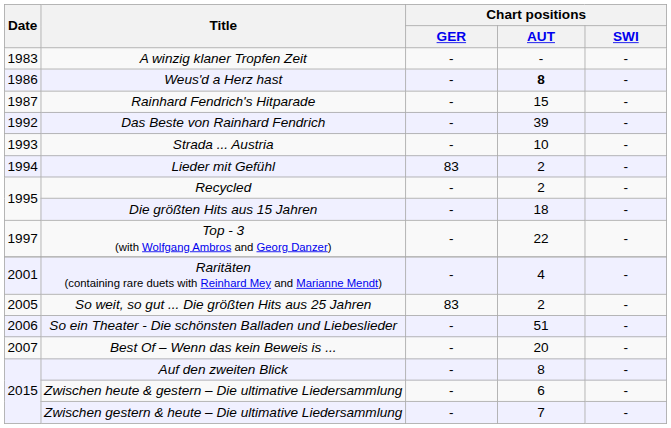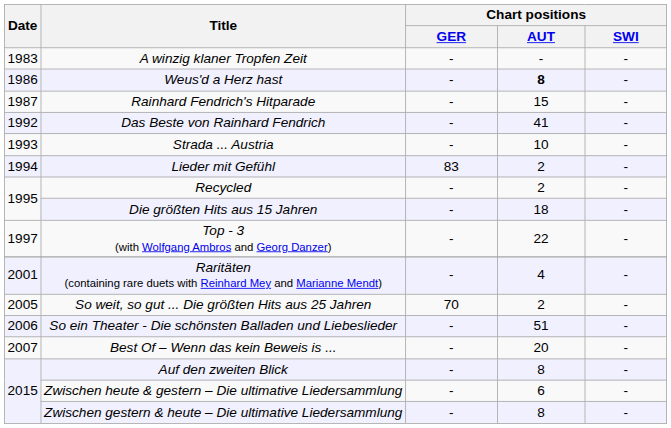(541, 123) 39 -> (541, 123) 41
(451, 304) 83 -> (451, 304) 70
(541, 412) 7 -> (541, 412) 8
